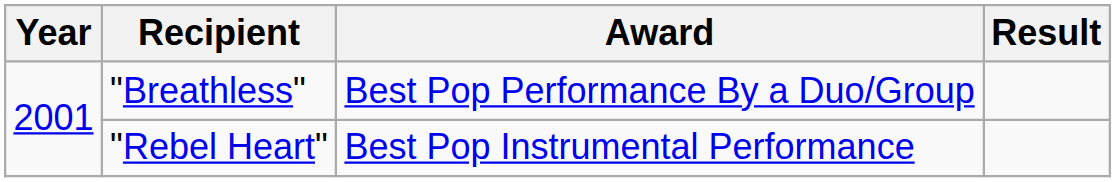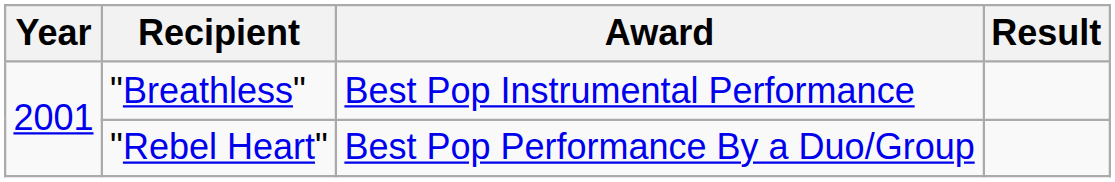(660, 90) Best Pop Performance By a Duo/Group -> (630, 90) Best Pop Instrumental Performance
(630, 147) Best Pop Instrumental Performance -> (660, 147) Best Pop Performance By a Duo/Group
